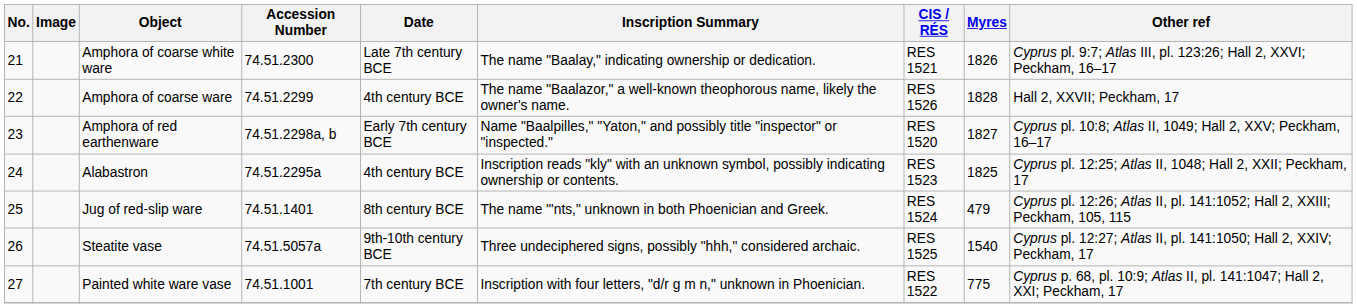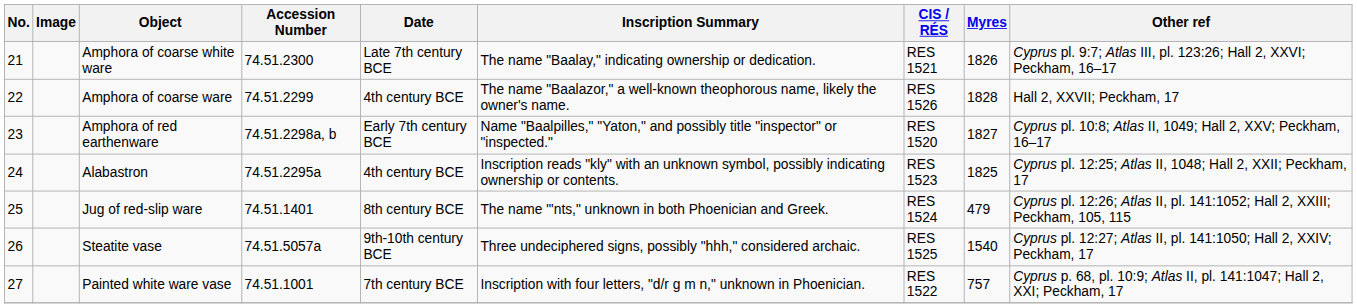(979, 284) 775 -> (979, 284) 757
